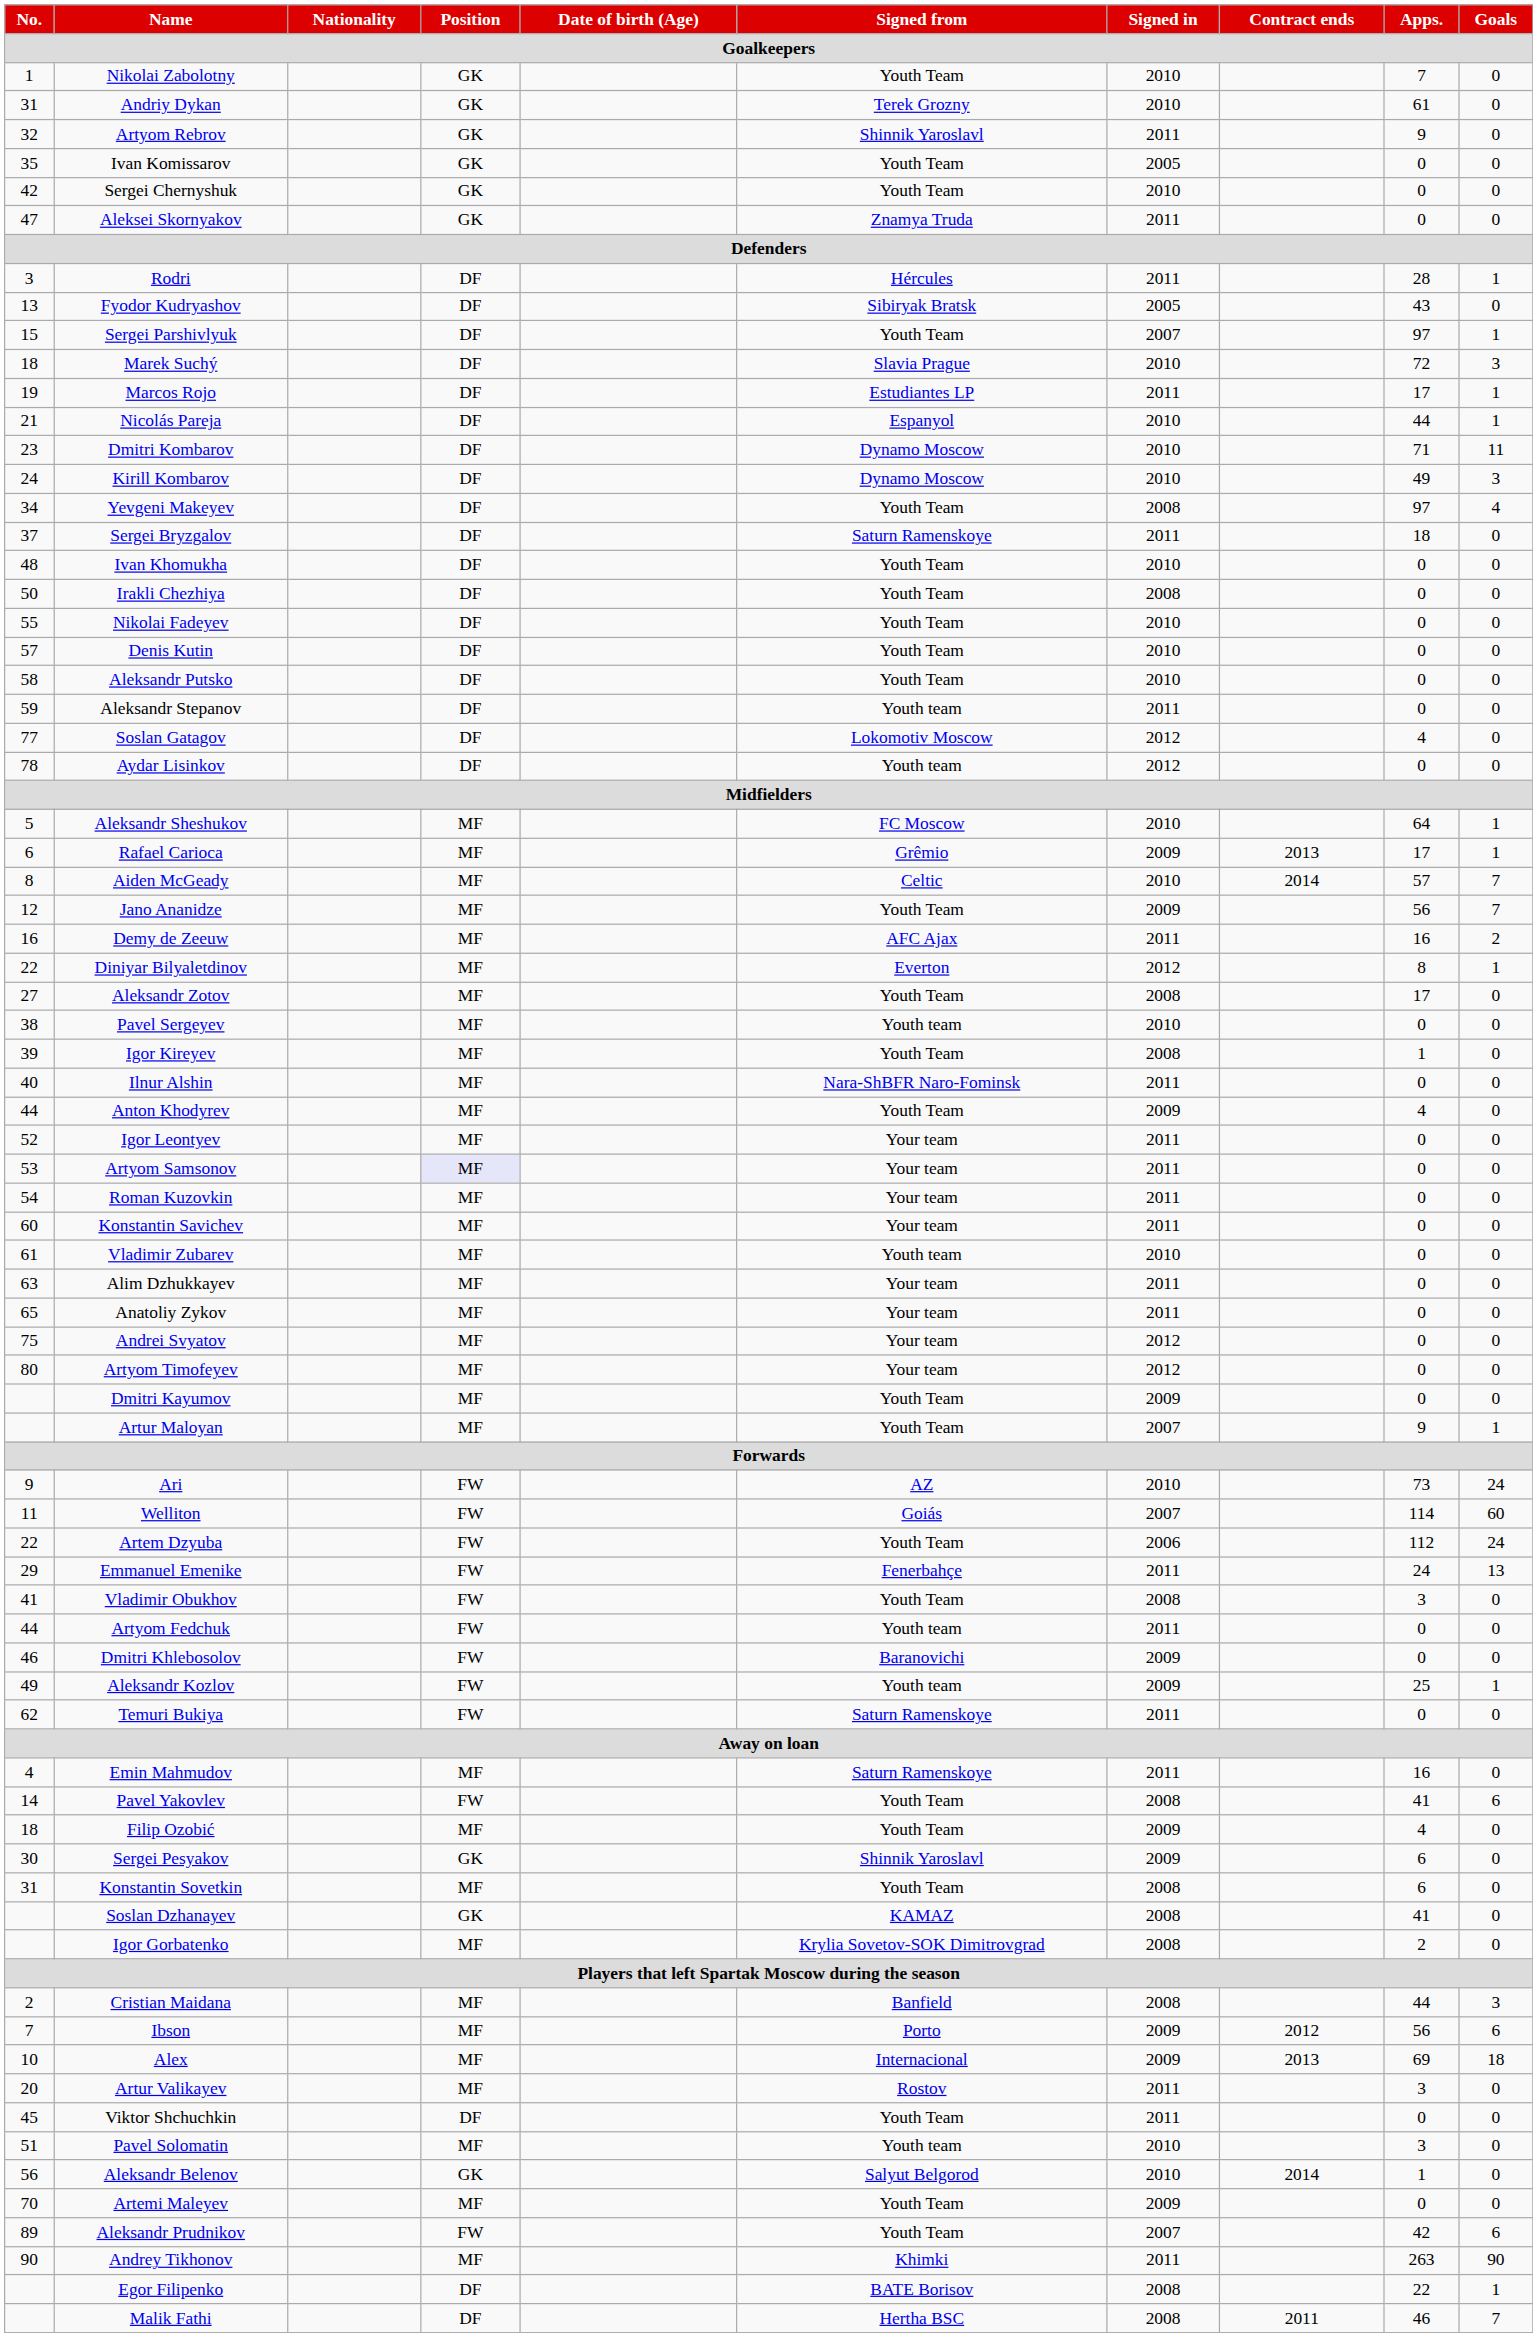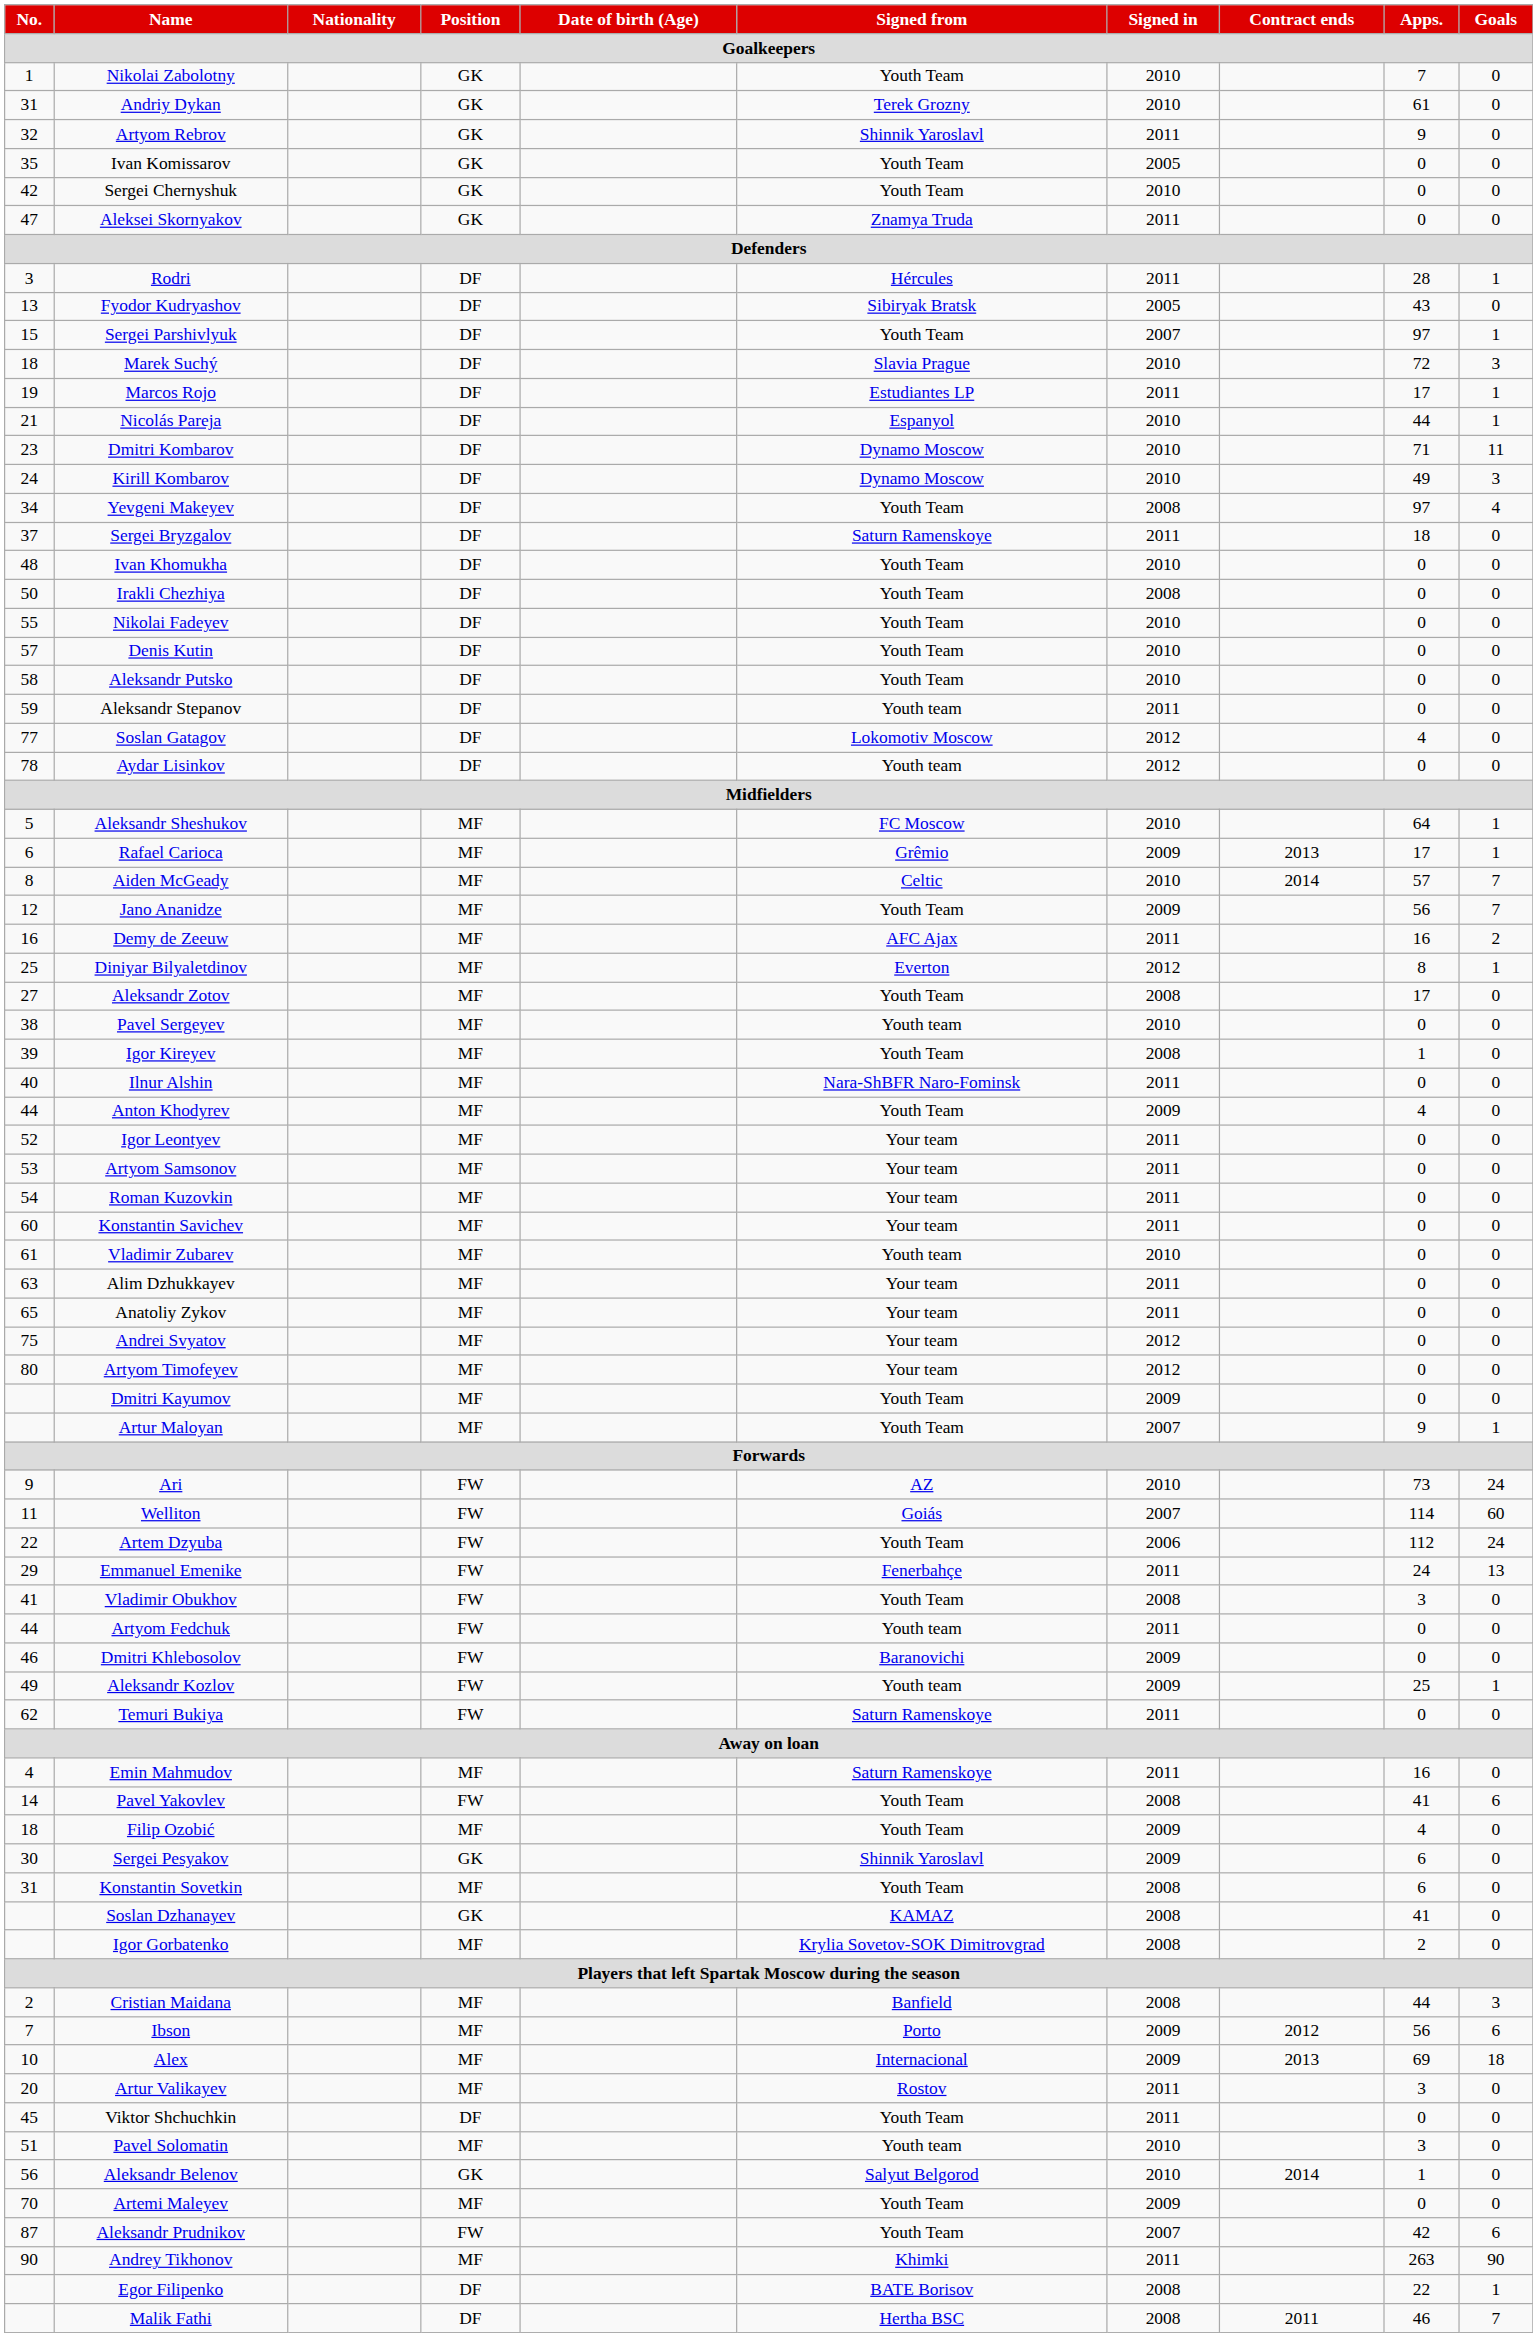(29, 967) 22 -> (29, 967) 25
(470, 1168) lavender background -> (470, 1168) no background
(29, 2232) 89 -> (29, 2232) 87
